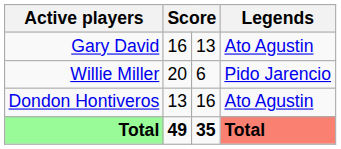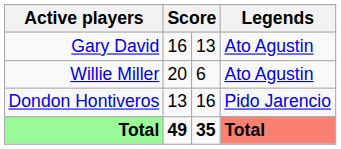(278, 74) Pido Jarencio -> (269, 74) Ato Agustin
(269, 102) Ato Agustin -> (278, 102) Pido Jarencio
